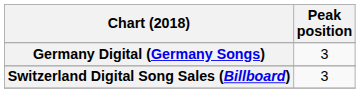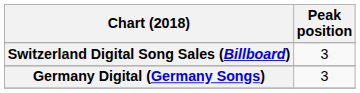rows swapped: (149, 54) <-> (149, 76)
